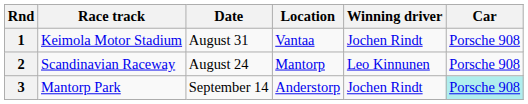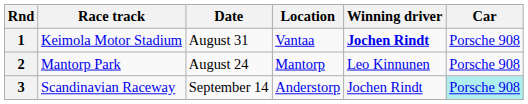(385, 40) normal -> (388, 40) bold
(108, 64) Scandinavian Raceway -> (81, 64) Mantorp Park
(81, 88) Mantorp Park -> (108, 88) Scandinavian Raceway
